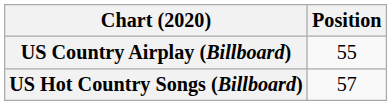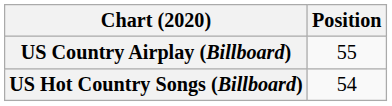(347, 84) 57 -> (347, 84) 54
